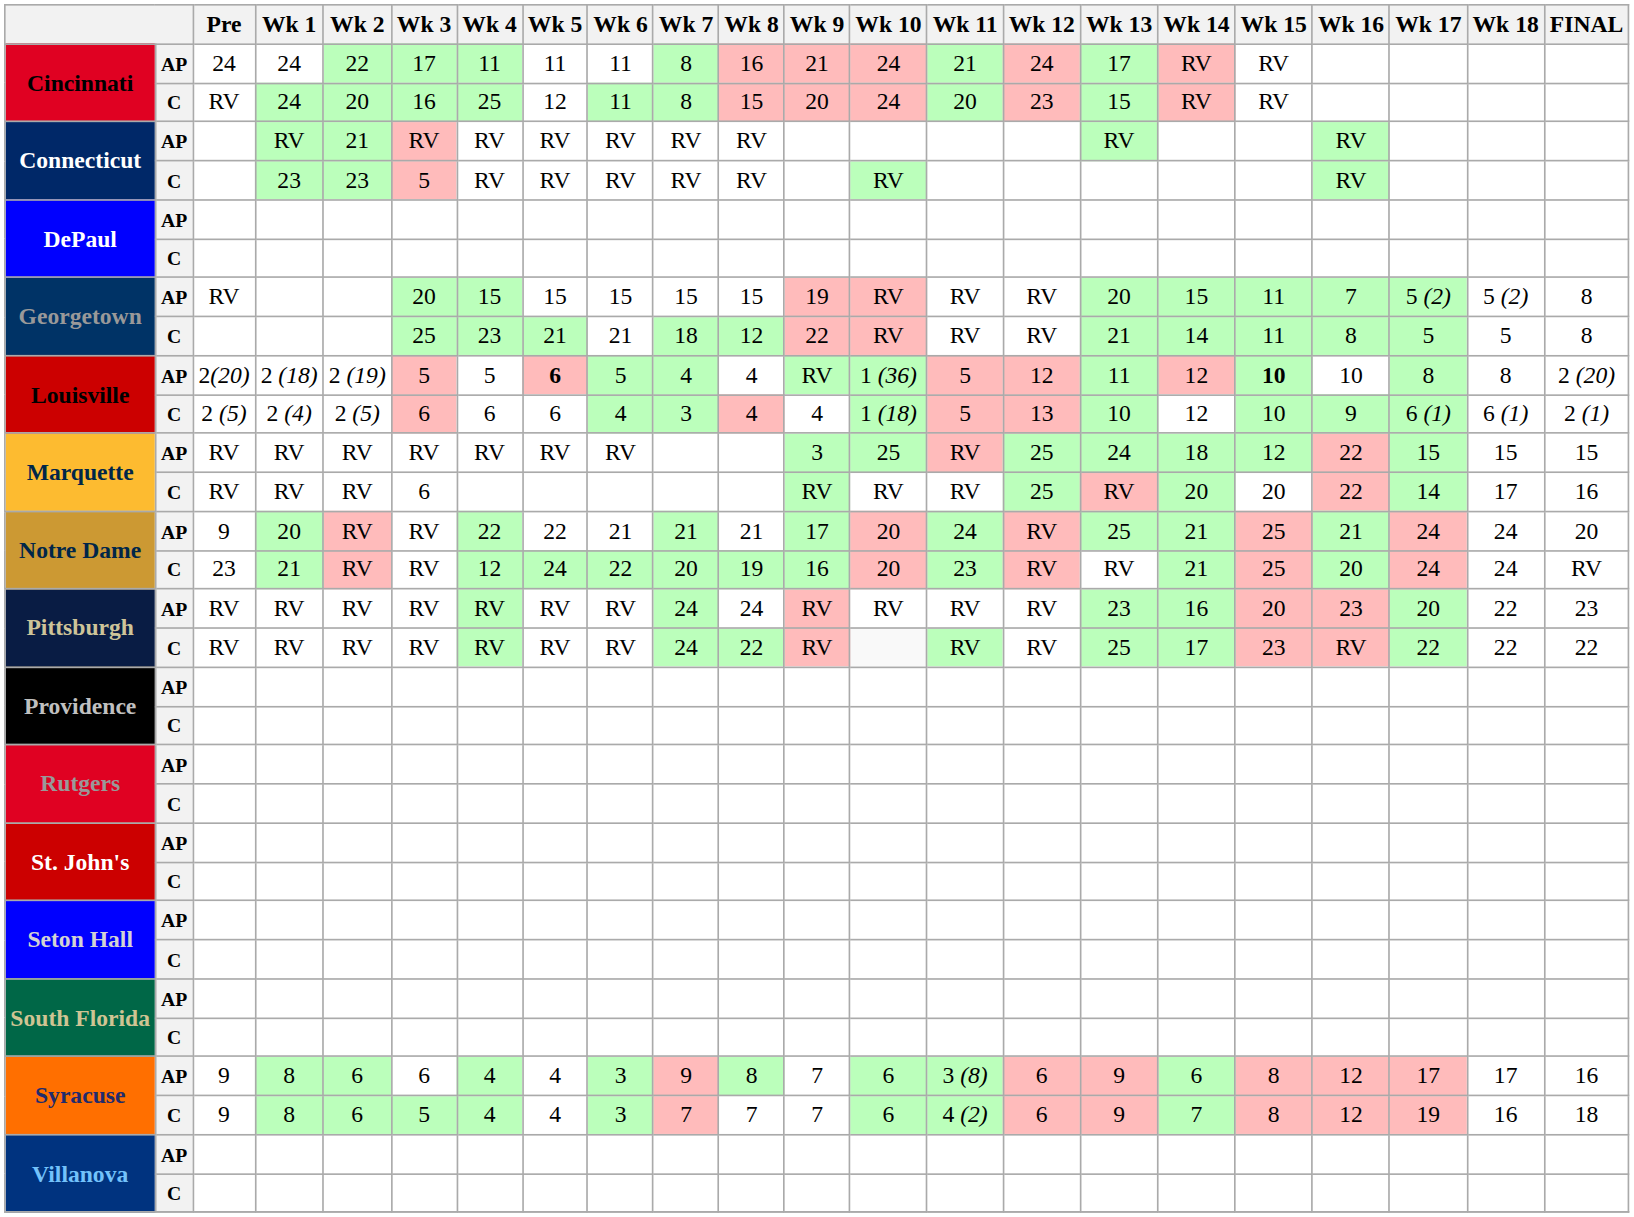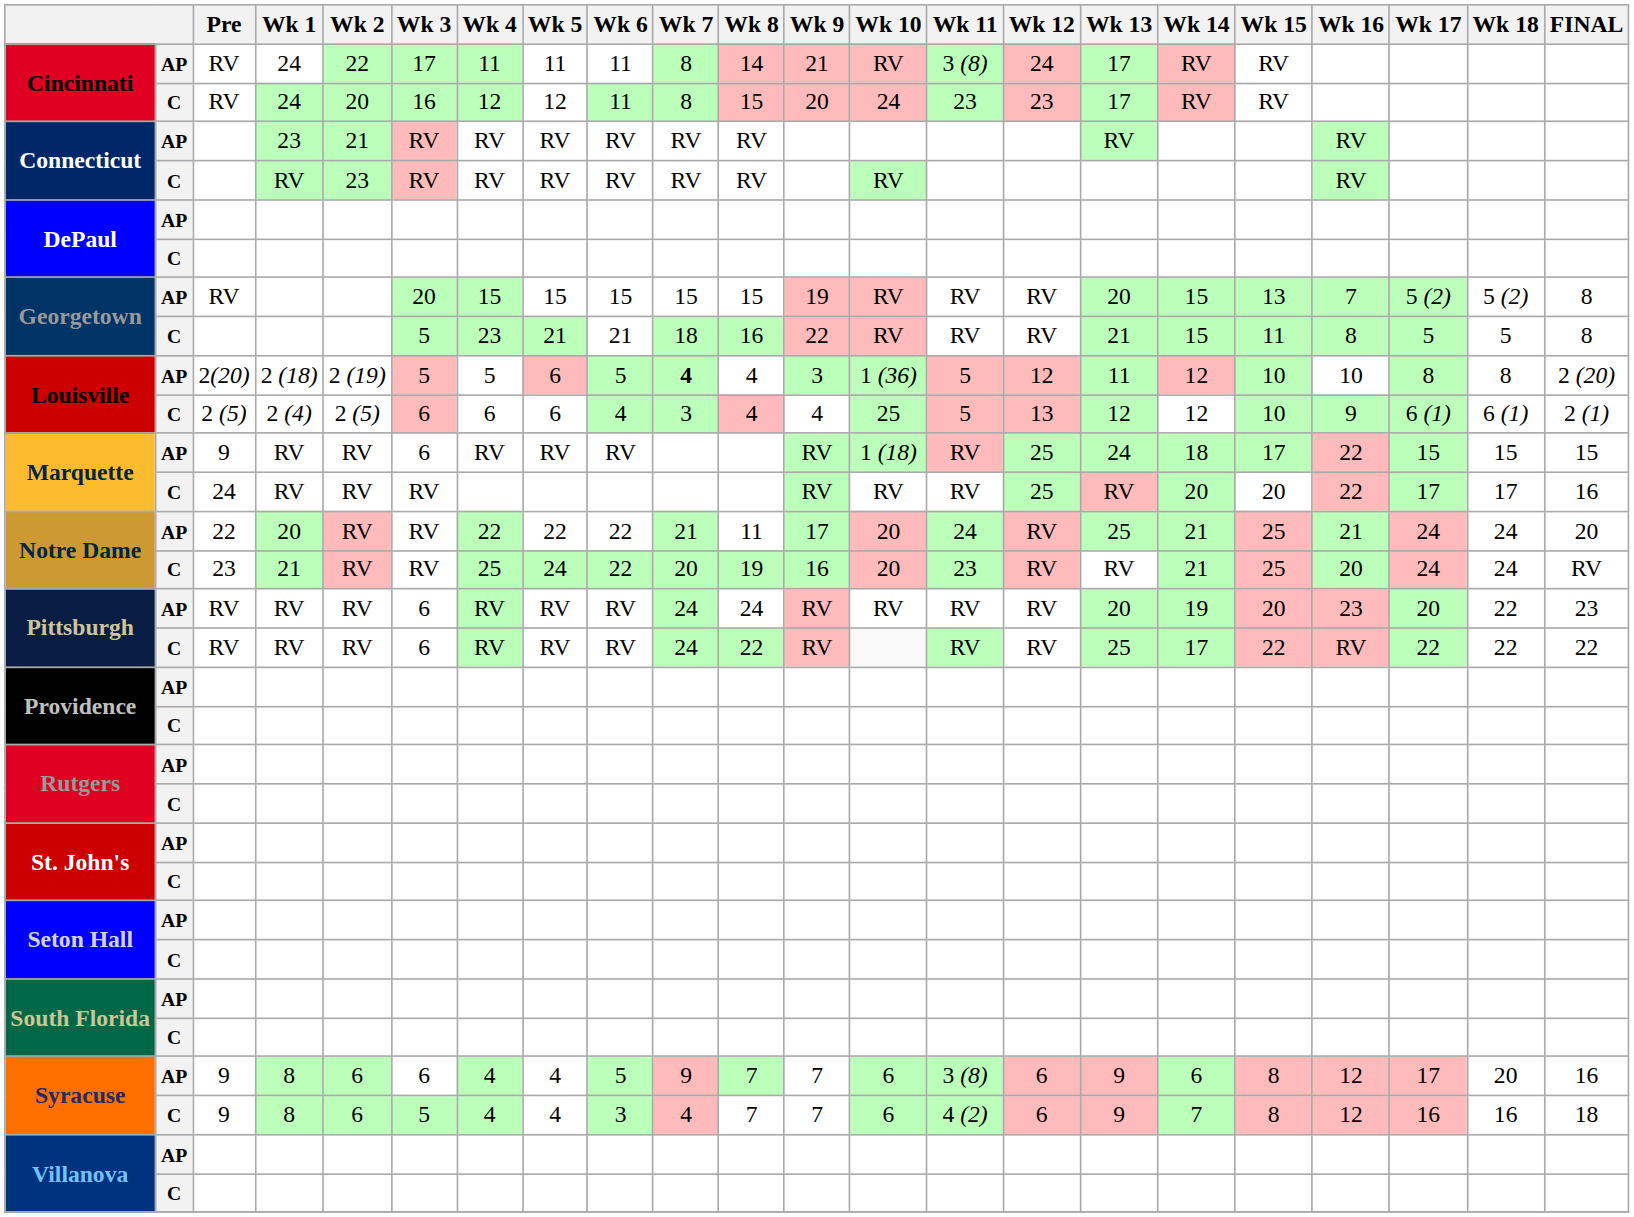(224, 63) 24 -> (224, 63) RV
(752, 63) 16 -> (752, 63) 14
(888, 63) 24 -> (888, 63) RV
(965, 63) 21 -> (965, 63) 3 (8)
(490, 102) 25 -> (490, 102) 12
(965, 102) 20 -> (965, 102) 23
(1119, 102) 15 -> (1119, 102) 17
(289, 141) RV -> (289, 141) 23
(289, 180) 23 -> (289, 180) RV
(424, 180) 5 -> (424, 180) RV
(1274, 297) 11 -> (1274, 297) 13
(424, 335) 25 -> (424, 335) 5
(752, 335) 12 -> (752, 335) 16
(1196, 335) 14 -> (1196, 335) 15
(555, 374) bold -> (555, 374) normal
(686, 374) normal -> (686, 374) bold
(817, 374) RV -> (817, 374) 3
(1274, 374) bold -> (1274, 374) normal
(888, 413) 1 (18) -> (888, 413) 25
(1119, 413) 10 -> (1119, 413) 12
(224, 452) RV -> (224, 452) 9
(424, 452) RV -> (424, 452) 6
(817, 452) 3 -> (817, 452) RV
(888, 452) 25 -> (888, 452) 1 (18)
(1274, 452) 12 -> (1274, 452) 17
(224, 491) RV -> (224, 491) 24
(424, 491) 6 -> (424, 491) RV
(1428, 491) 14 -> (1428, 491) 17
(224, 530) 9 -> (224, 530) 22
(621, 530) 21 -> (621, 530) 22
(752, 530) 21 -> (752, 530) 11
(490, 569) 12 -> (490, 569) 25
(424, 608) RV -> (424, 608) 6
(1119, 608) 23 -> (1119, 608) 20
(1196, 608) 16 -> (1196, 608) 19
(424, 647) RV -> (424, 647) 6
(1274, 647) 23 -> (1274, 647) 22
(621, 1076) 3 -> (621, 1076) 5
(752, 1076) 8 -> (752, 1076) 7
(1506, 1076) 17 -> (1506, 1076) 20
(686, 1114) 7 -> (686, 1114) 4
(1428, 1114) 19 -> (1428, 1114) 16
